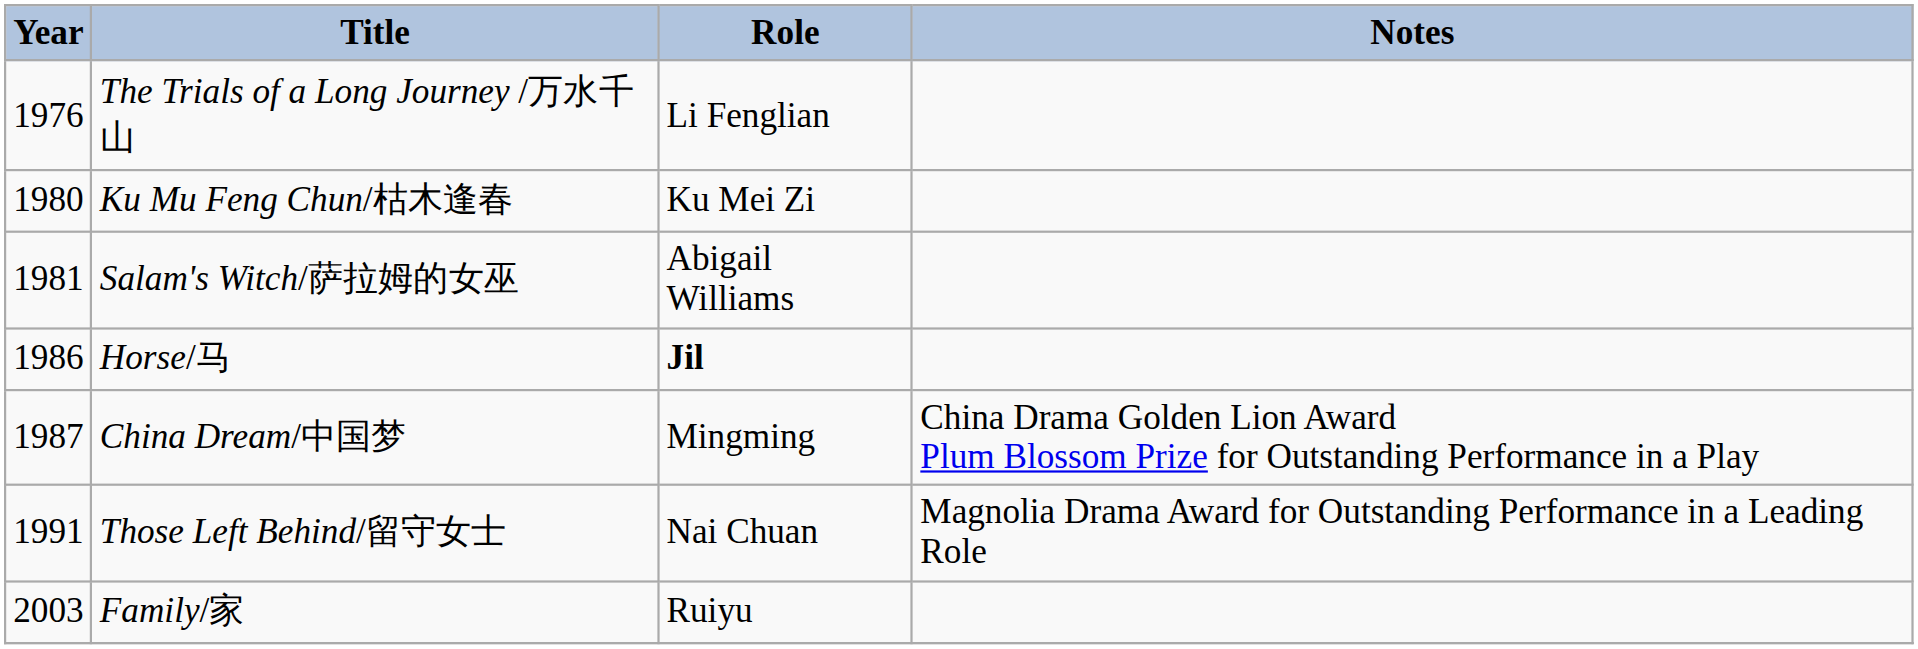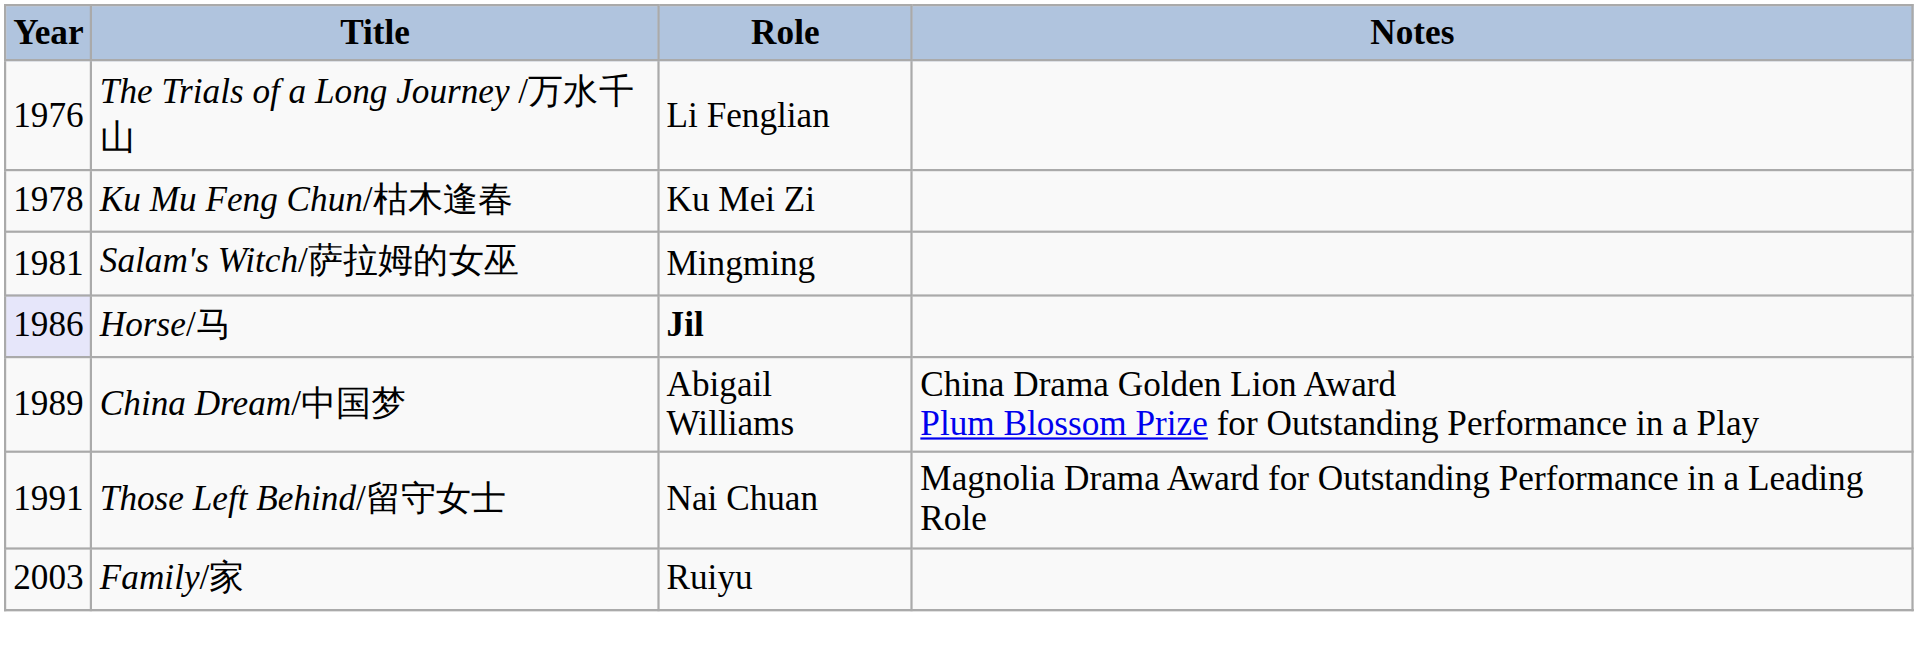(48, 200) 1980 -> (48, 200) 1978
(730, 279) Abigail Williams -> (741, 262) Mingming
(48, 358) no background -> (48, 325) lavender background
(48, 436) 1987 -> (48, 403) 1989
(741, 436) Mingming -> (730, 403) Abigail Williams
